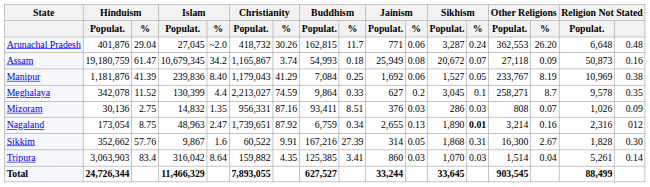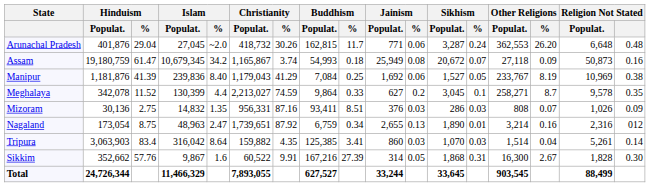(478, 126) bold -> (478, 126) normal
rows swapped: (21, 142) <-> (21, 158)
